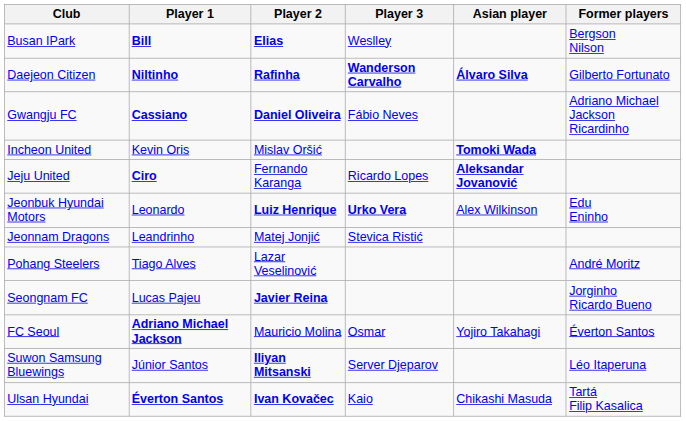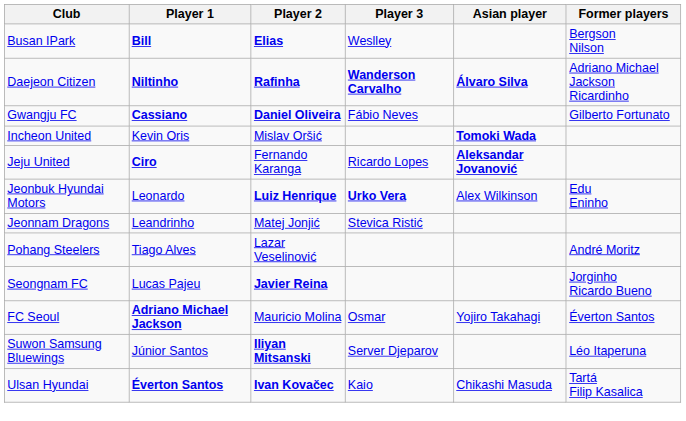(619, 75) Gilberto Fortunato -> (614, 82) Adriano Michael Jackson Ricardinho
(614, 115) Adriano Michael Jackson Ricardinho -> (619, 115) Gilberto Fortunato
